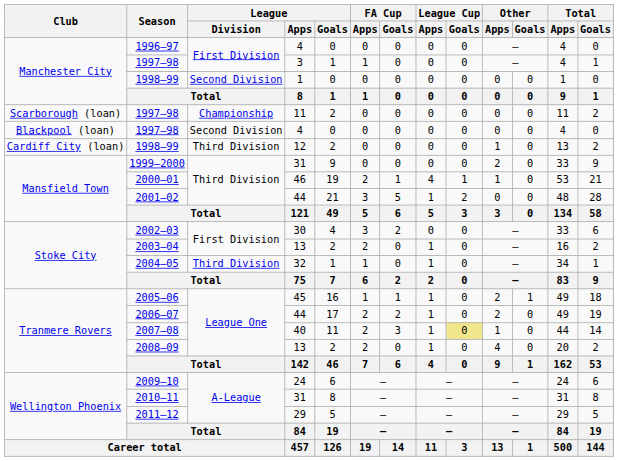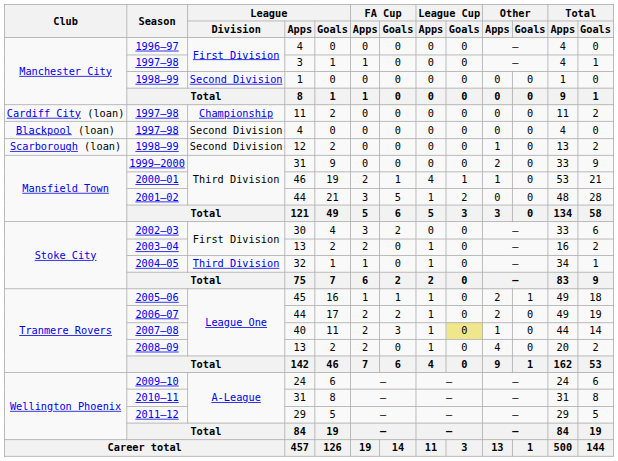(66, 113) Scarborough (loan) -> (66, 113) Cardiff City (loan)
(66, 147) Cardiff City (loan) -> (66, 147) Scarborough (loan)
(236, 147) Third Division -> (236, 147) Second Division
